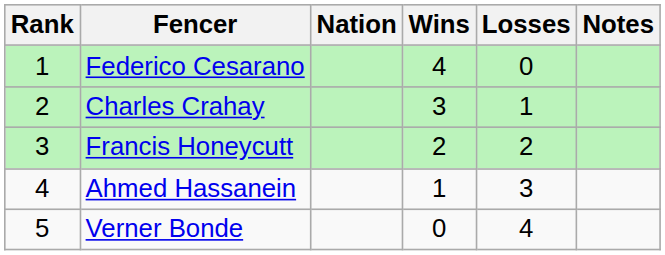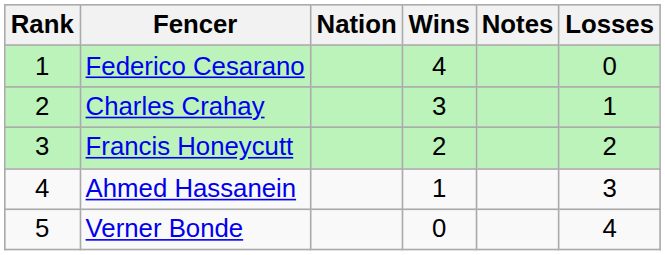columns swapped: (526, 24) <-> (618, 24)
